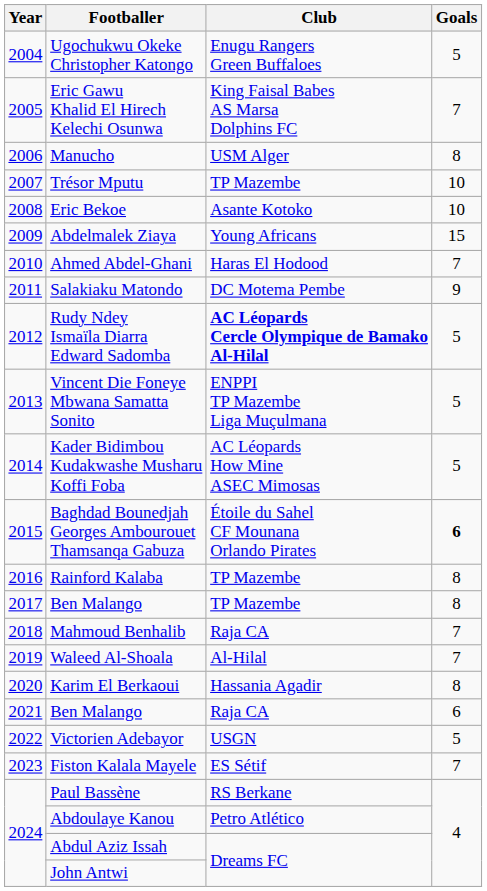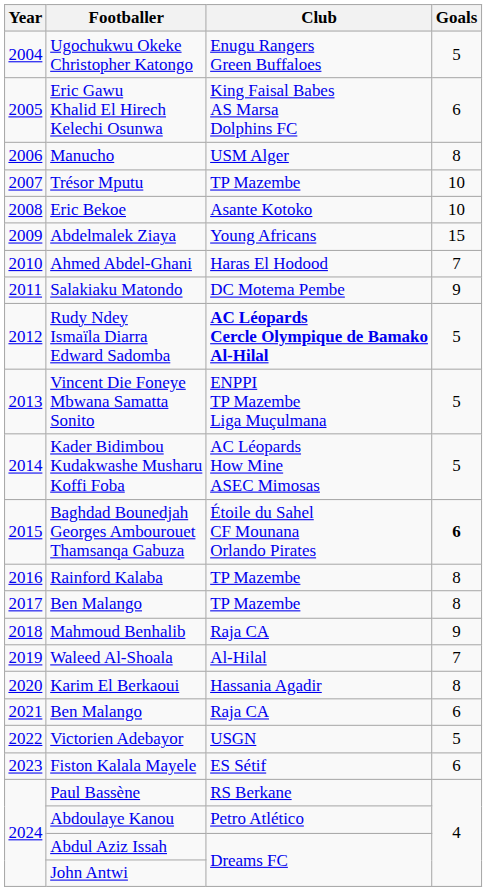(457, 109) 7 -> (457, 109) 6
(457, 631) 7 -> (457, 631) 9
(457, 765) 7 -> (457, 765) 6
